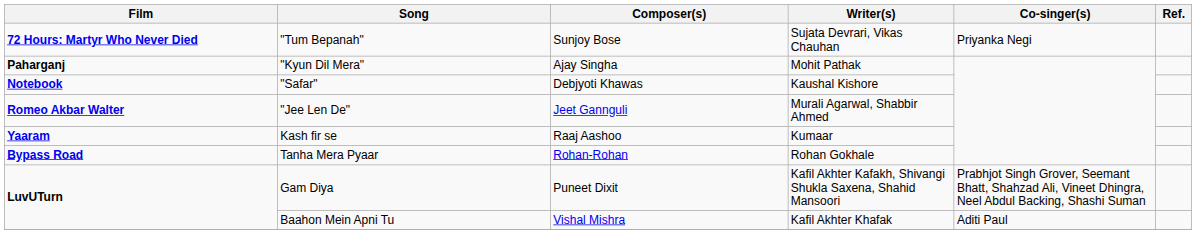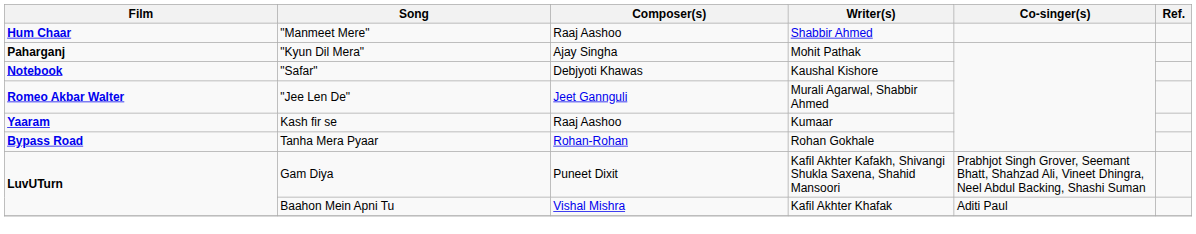+ row: (325, 33)
- row: (322, 39)
